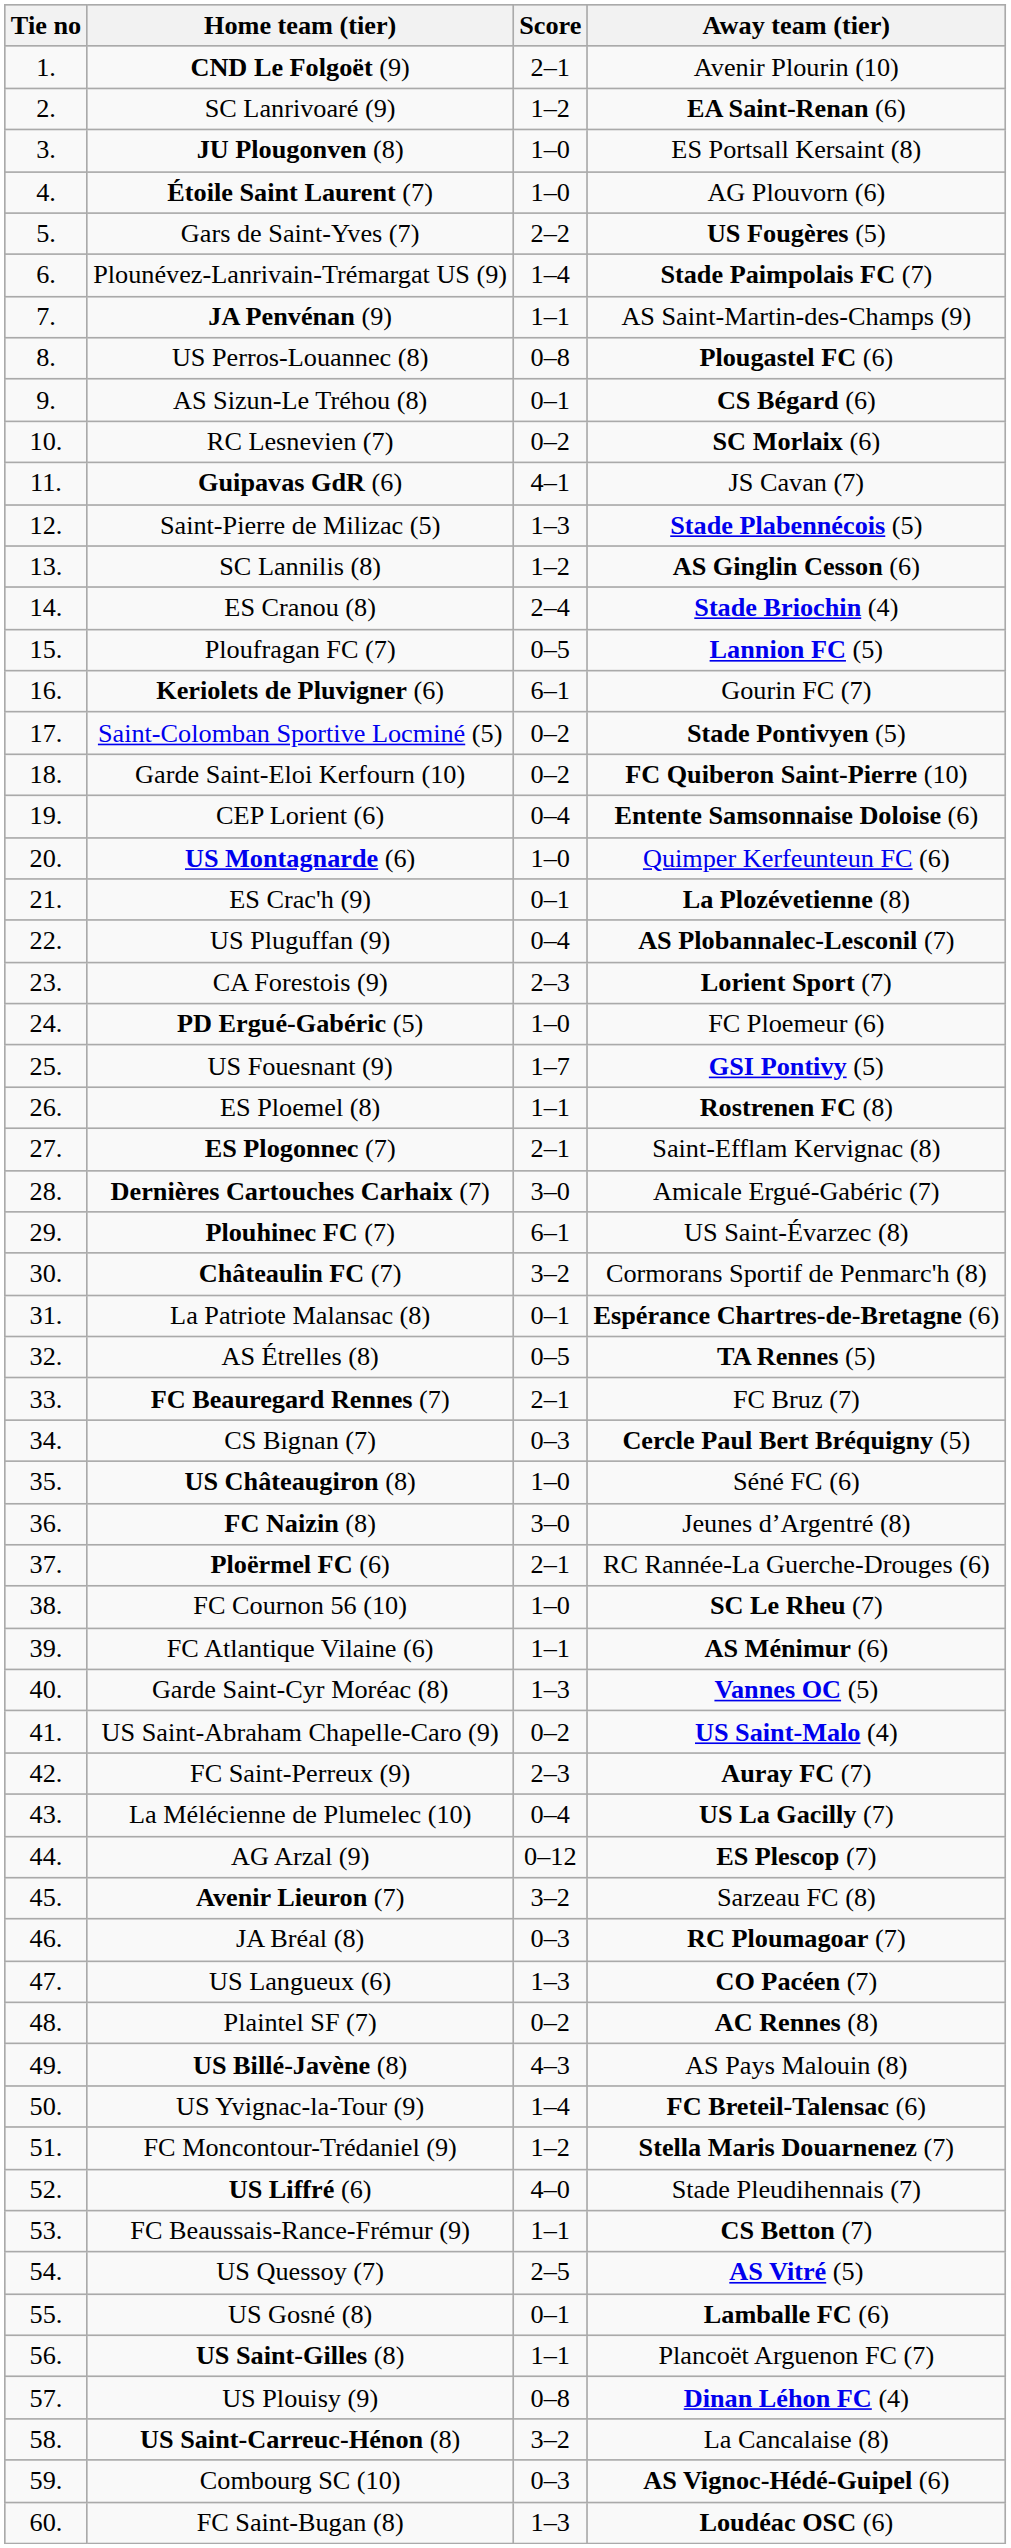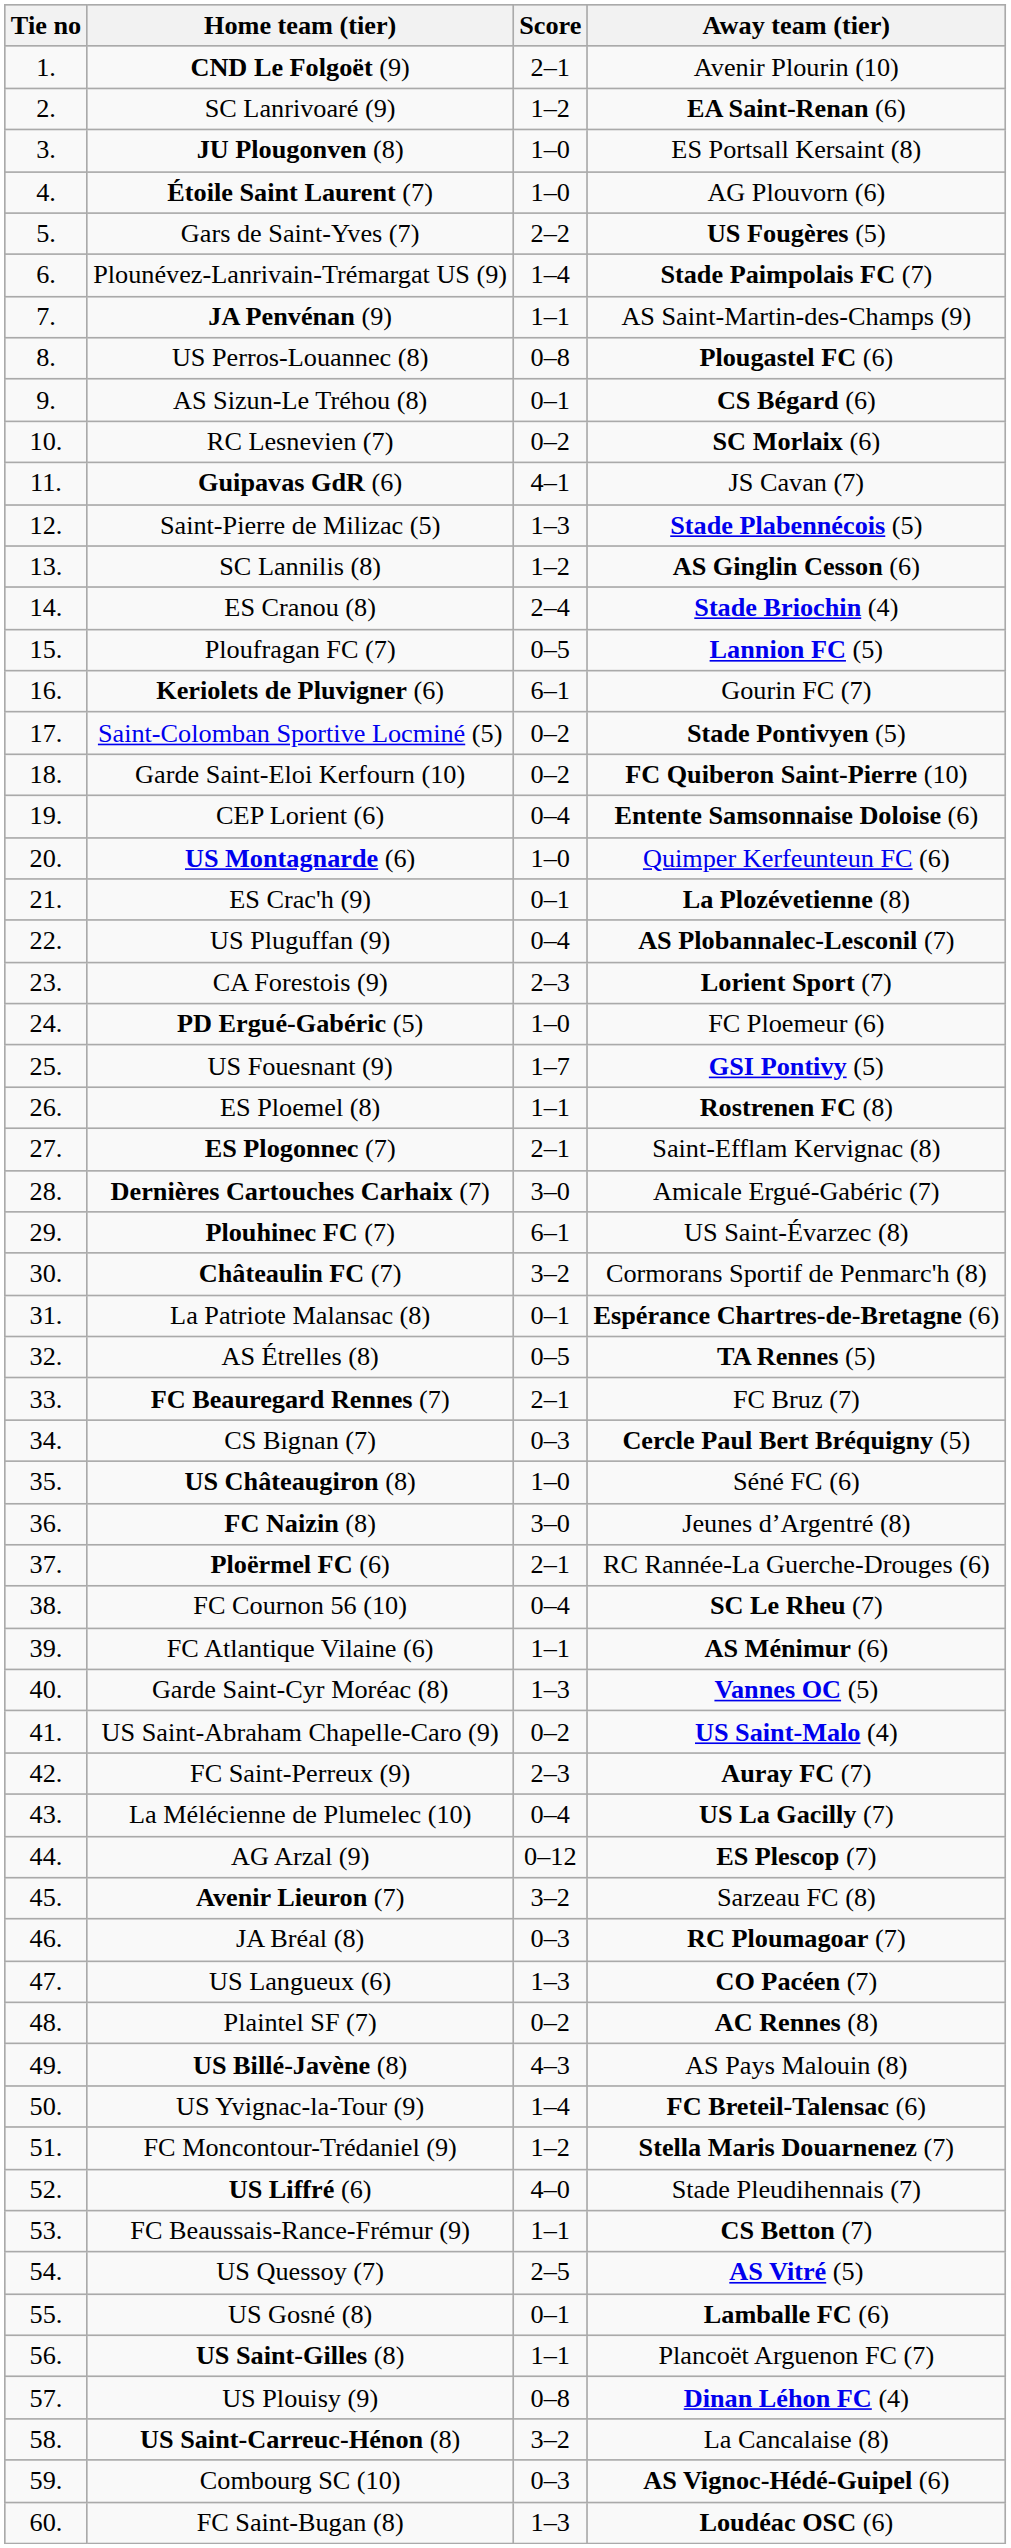(550, 1606) 1–0 -> (550, 1606) 0–4
